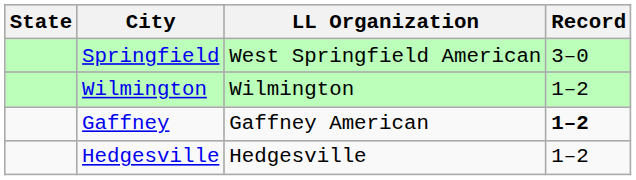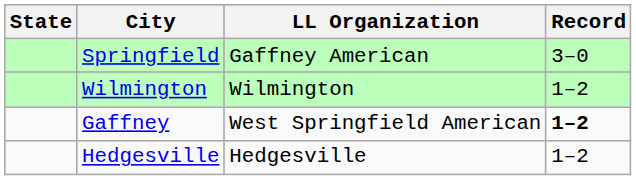(385, 56) West Springfield American -> (329, 56) Gaffney American
(329, 123) Gaffney American -> (385, 123) West Springfield American
